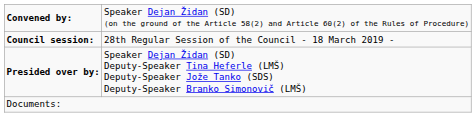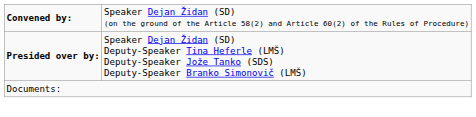- row: (50, 39)
